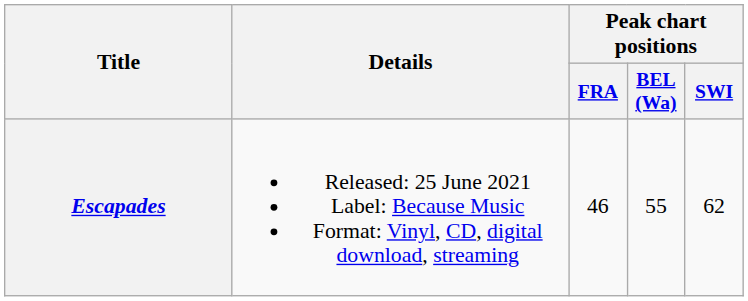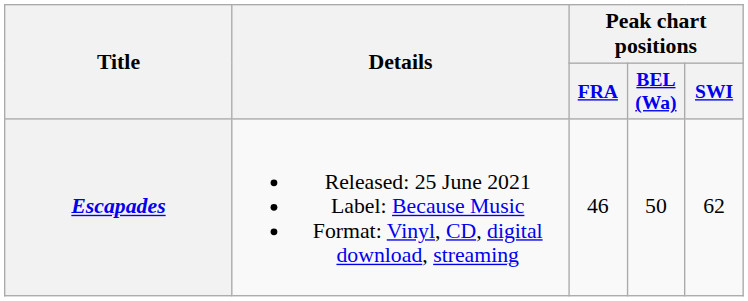(656, 206) 55 -> (656, 206) 50
